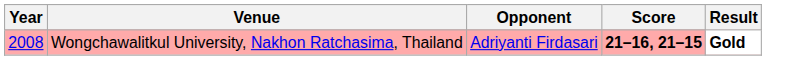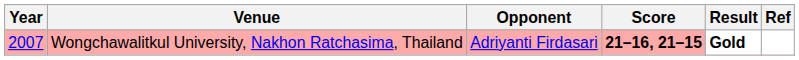+ column: (778, 17)
(26, 42) 2008 -> (26, 42) 2007
